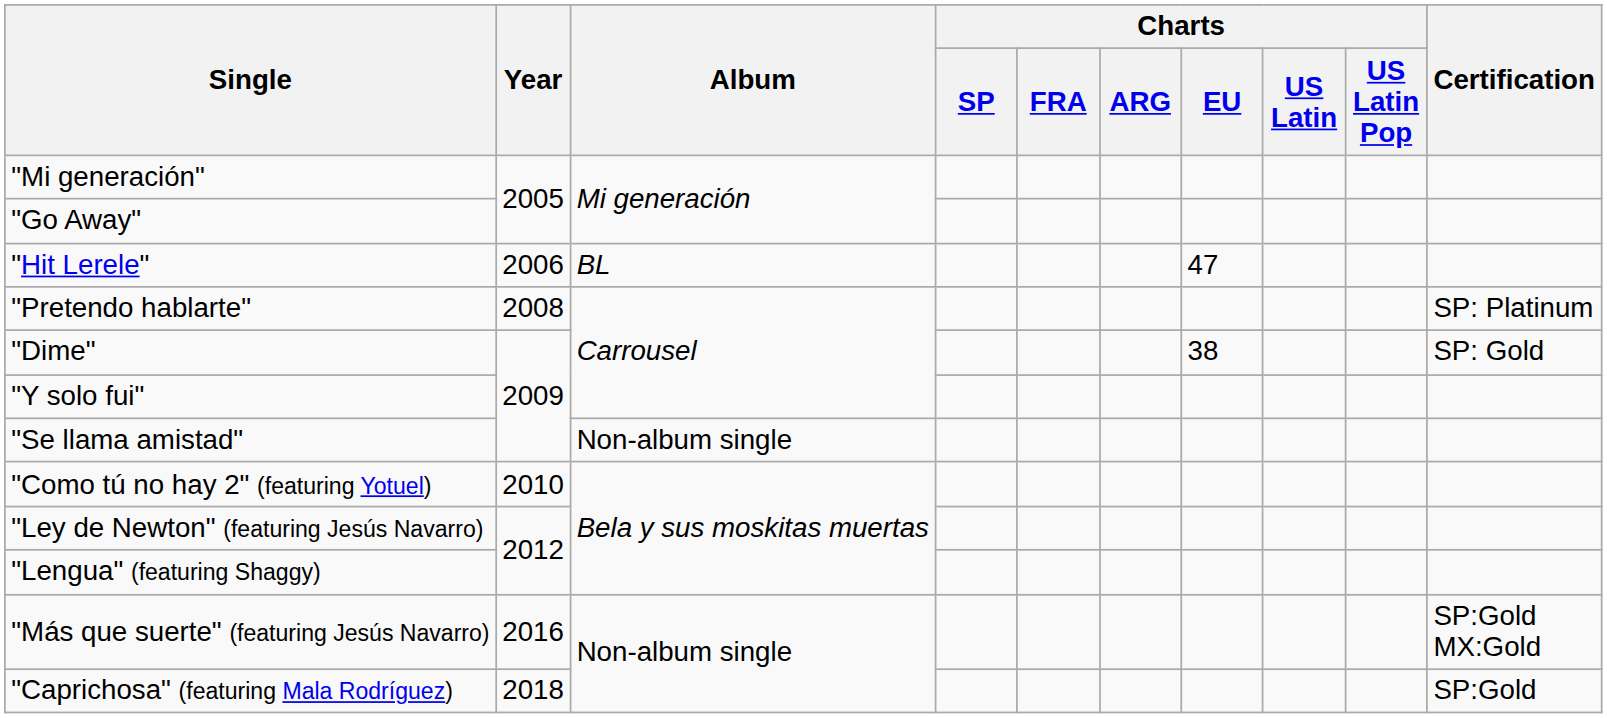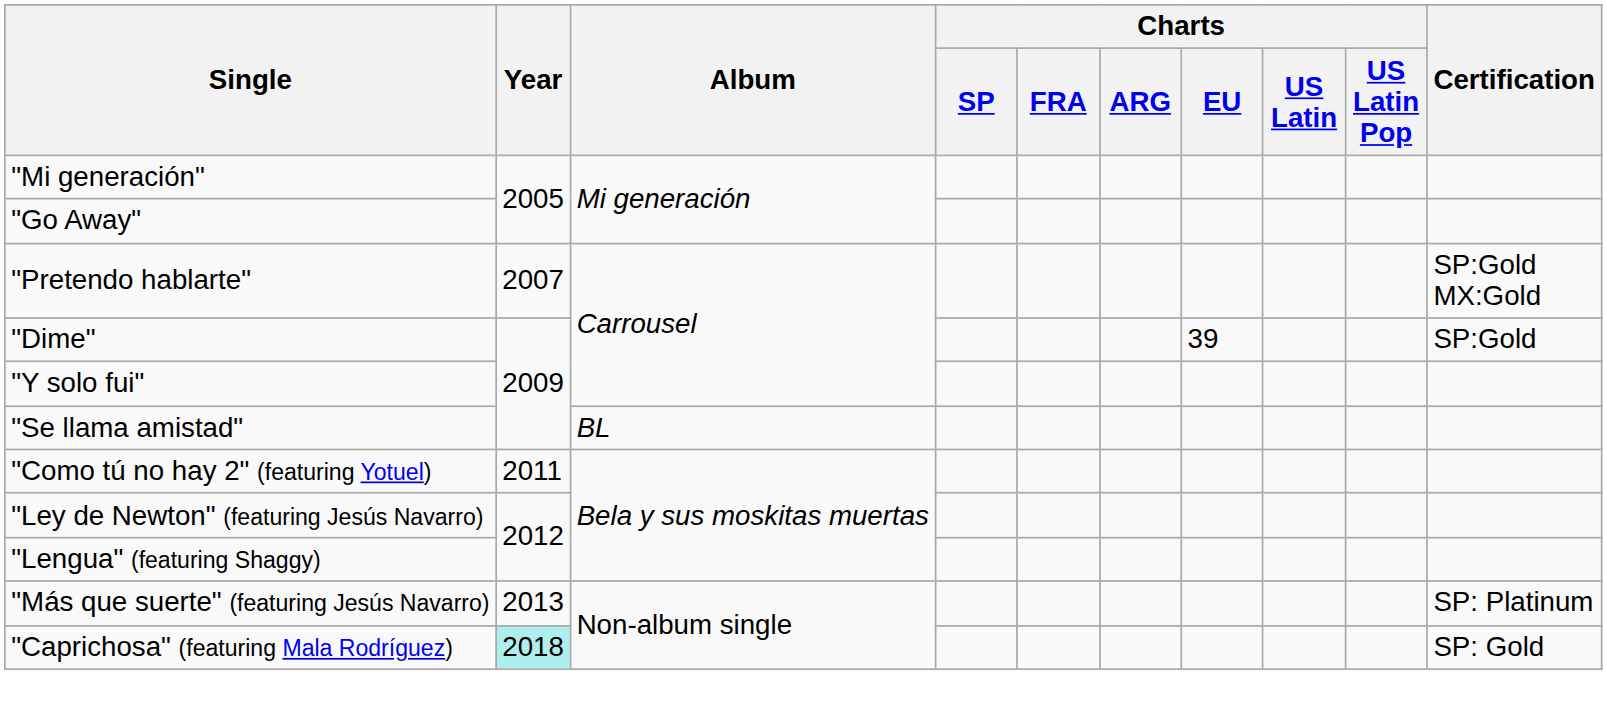- row: (80, 264)
(533, 308) 2008 -> (533, 279) 2007
(1513, 308) SP: Platinum -> (1487, 279) SP:Gold MX:Gold
(1203, 352) 38 -> (1203, 339) 39
(1489, 352) SP: Gold -> (1485, 339) SP:Gold
(684, 439) Non-album single -> (594, 427) BL
(533, 483) 2010 -> (532, 471) 2011
(533, 631) 2016 -> (533, 602) 2013
(1487, 631) SP:Gold MX:Gold -> (1513, 602) SP: Platinum
(533, 690) no background -> (533, 646) paleturquoise background
(1485, 690) SP:Gold -> (1489, 646) SP: Gold
